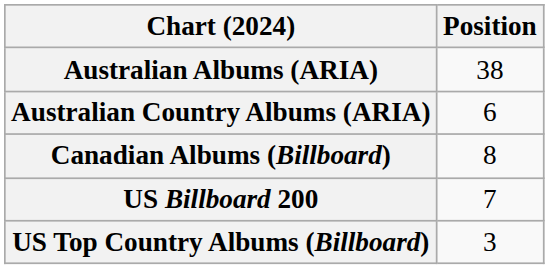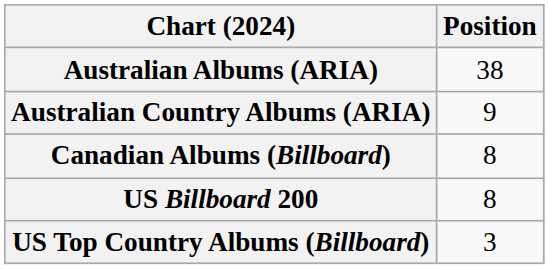(490, 112) 6 -> (490, 112) 9
(490, 198) 7 -> (490, 198) 8
